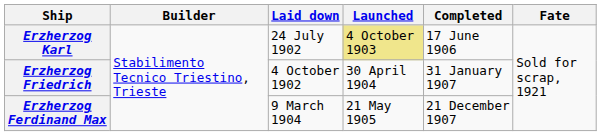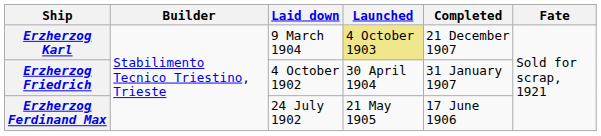(298, 43) 24 July 1902 -> (298, 43) 9 March 1904
(453, 43) 17 June 1906 -> (468, 43) 21 December 1907
(298, 113) 9 March 1904 -> (298, 113) 24 July 1902
(468, 113) 21 December 1907 -> (453, 113) 17 June 1906
